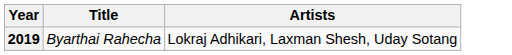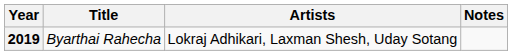+ column: (484, 15)
